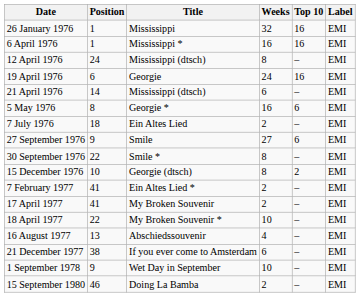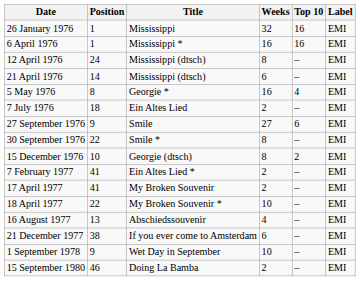- row: (35, 76)
(297, 108) 6 -> (297, 92) 4
